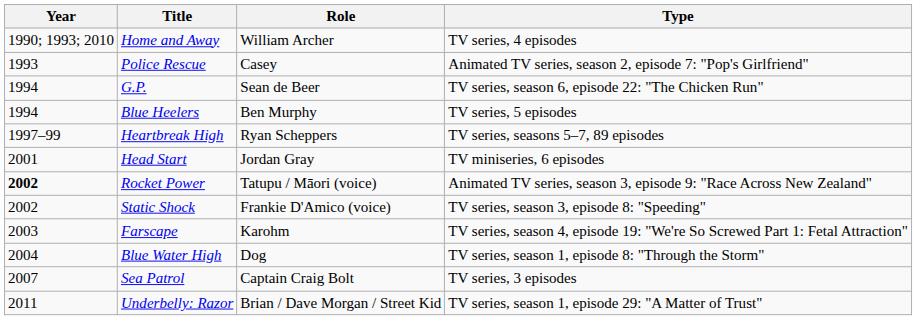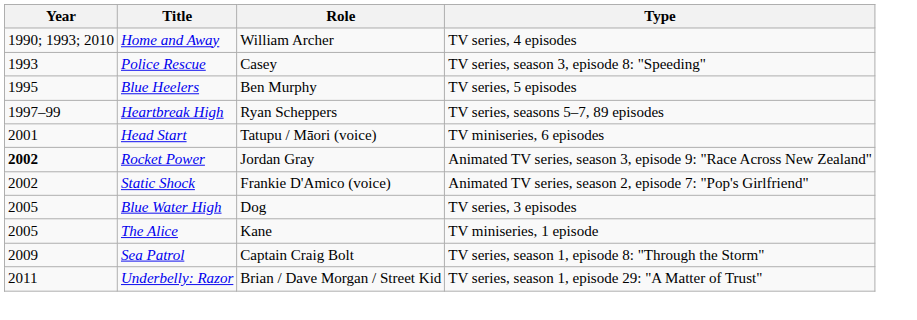(628, 64) Animated TV series, season 2, episode 7: "Pop's Girlfriend" -> (577, 64) TV series, season 3, episode 8: "Speeding"
- row: (134, 87)
(23, 111) 1994 -> (23, 87) 1995
(277, 159) Jordan Gray -> (308, 135) Tatupu / Māori (voice)
(308, 183) Tatupu / Māori (voice) -> (277, 159) Jordan Gray
(577, 207) TV series, season 3, episode 8: "Speeding" -> (628, 183) Animated TV series, season 2, episode 7: "Pop's Girlfriend"
- row: (149, 231)
(23, 254) 2004 -> (23, 207) 2005
(606, 254) TV series, season 1, episode 8: "Through the Storm" -> (512, 207) TV series, 3 episodes
+ row: (149, 231)
(23, 278) 2007 -> (23, 254) 2009
(512, 278) TV series, 3 episodes -> (606, 254) TV series, season 1, episode 8: "Through the Storm"
